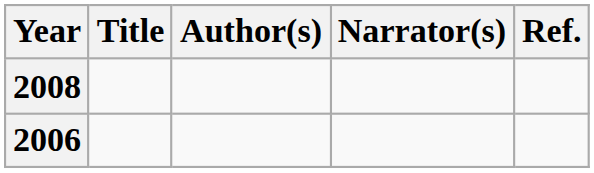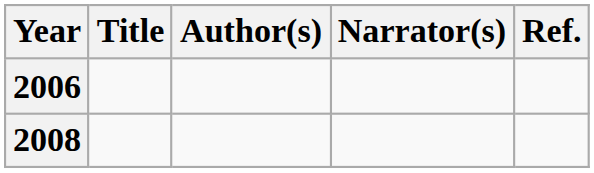rows swapped: (47, 139) <-> (47, 85)
